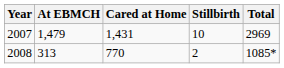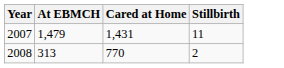- column: (261, 14)
(198, 33) 10 -> (198, 33) 11
